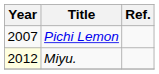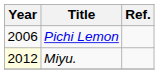(23, 36) 2007 -> (23, 36) 2006
